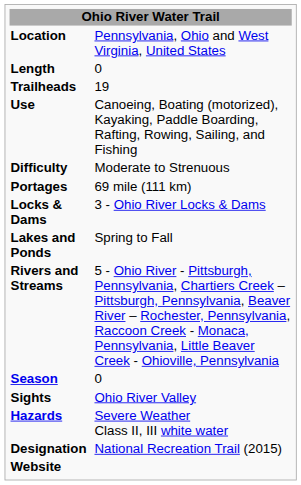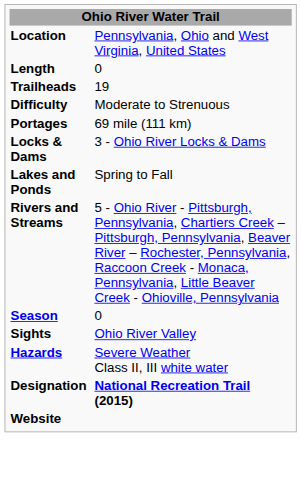- row: (23, 105)
(188, 449) normal -> (172, 393) bold
